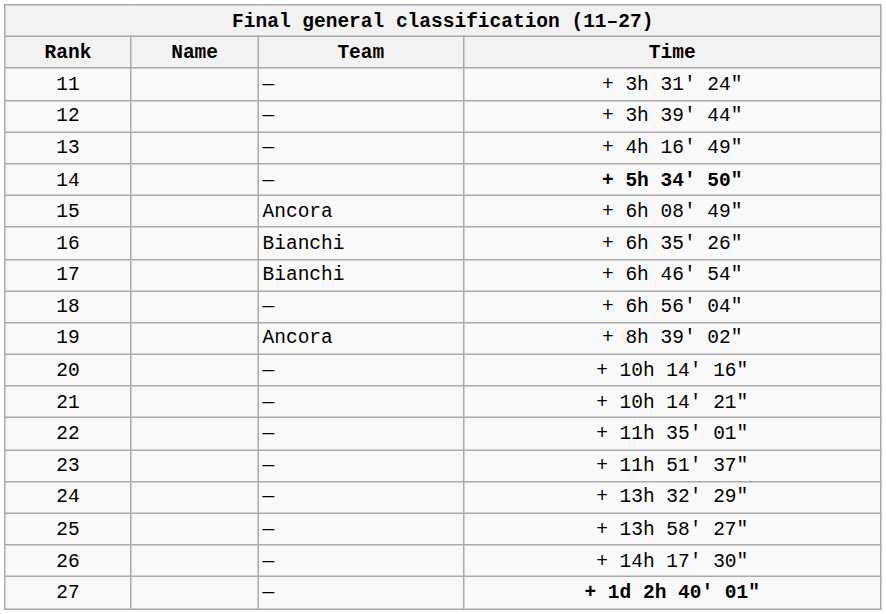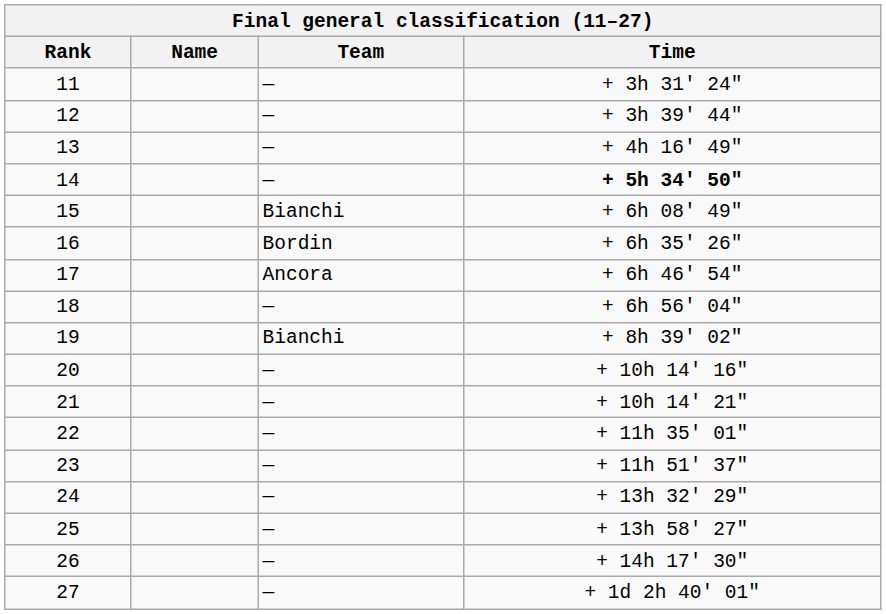(298, 211) Ancora -> (304, 211) Bianchi
(304, 243) Bianchi -> (298, 243) Bordin
(304, 275) Bianchi -> (298, 275) Ancora
(298, 338) Ancora -> (304, 338) Bianchi
(672, 593) bold -> (672, 593) normal
